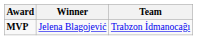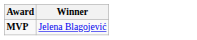- column: (151, 12)
